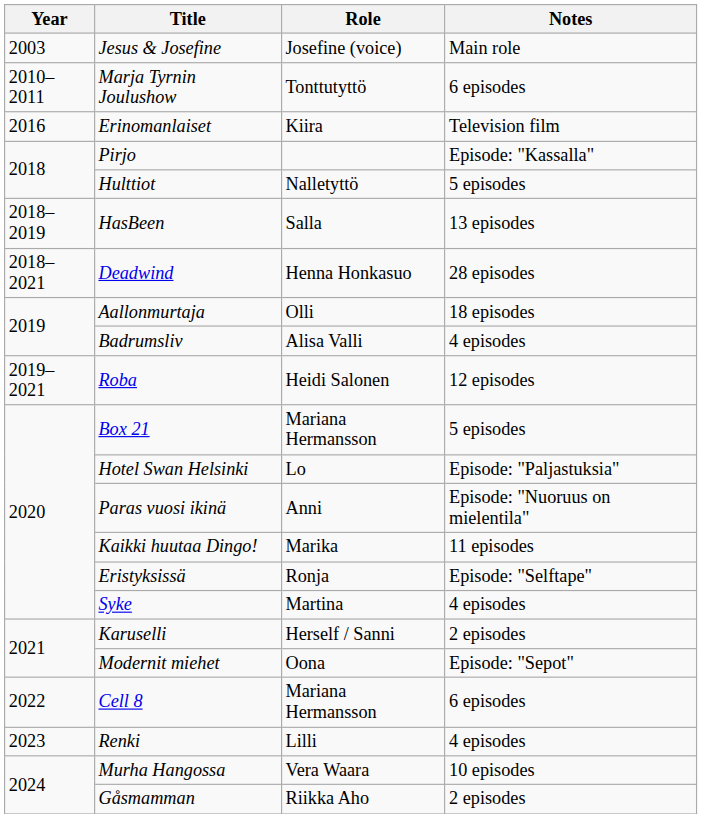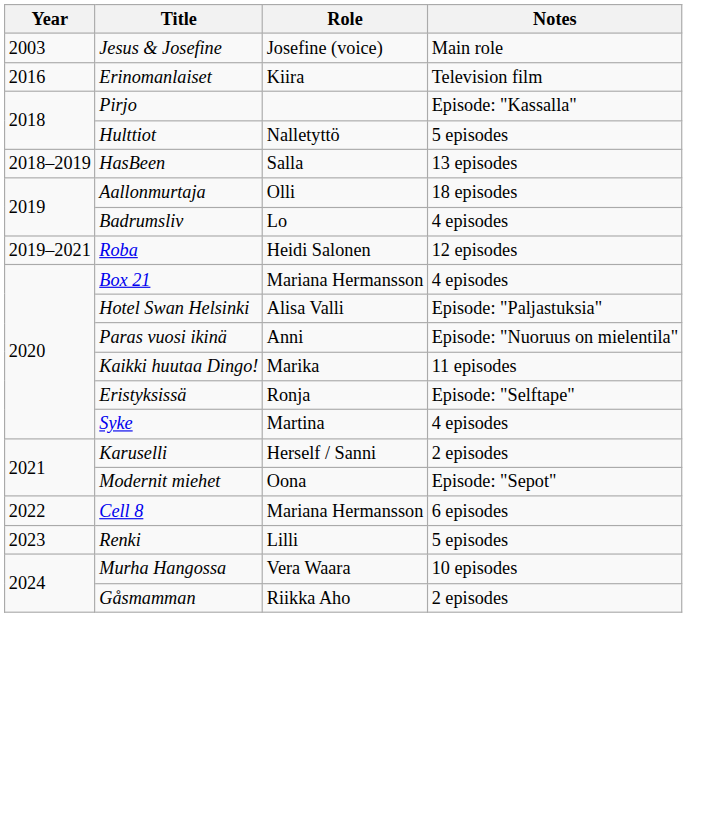- row: (147, 87)
- row: (136, 272)
(324, 340) Alisa Valli -> (277, 221) Lo
(487, 429) 5 episodes -> (470, 279) 4 episodes
(296, 468) Lo -> (305, 308) Alisa Valli
(487, 741) 4 episodes -> (470, 539) 5 episodes
